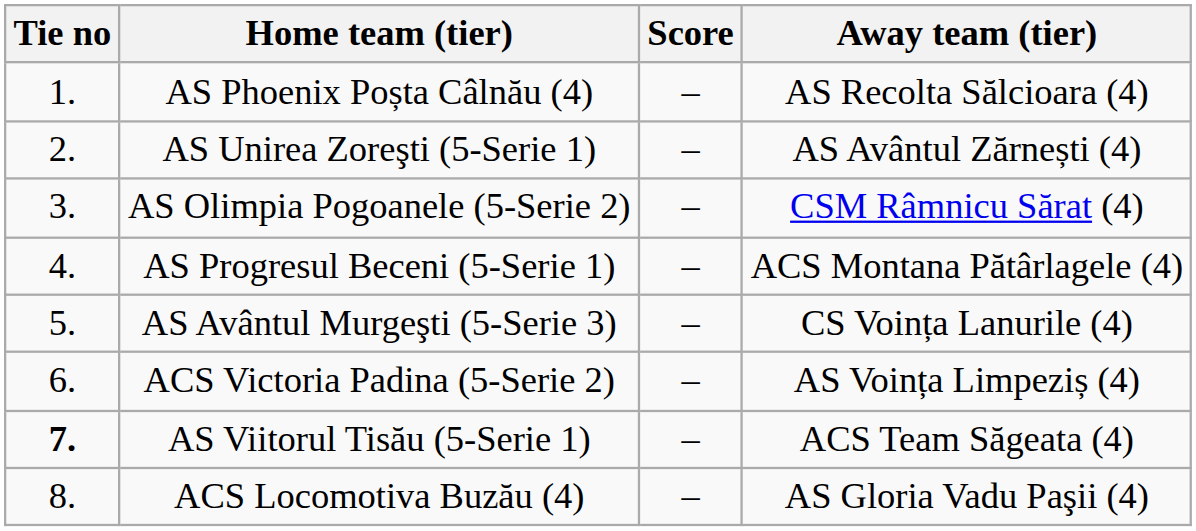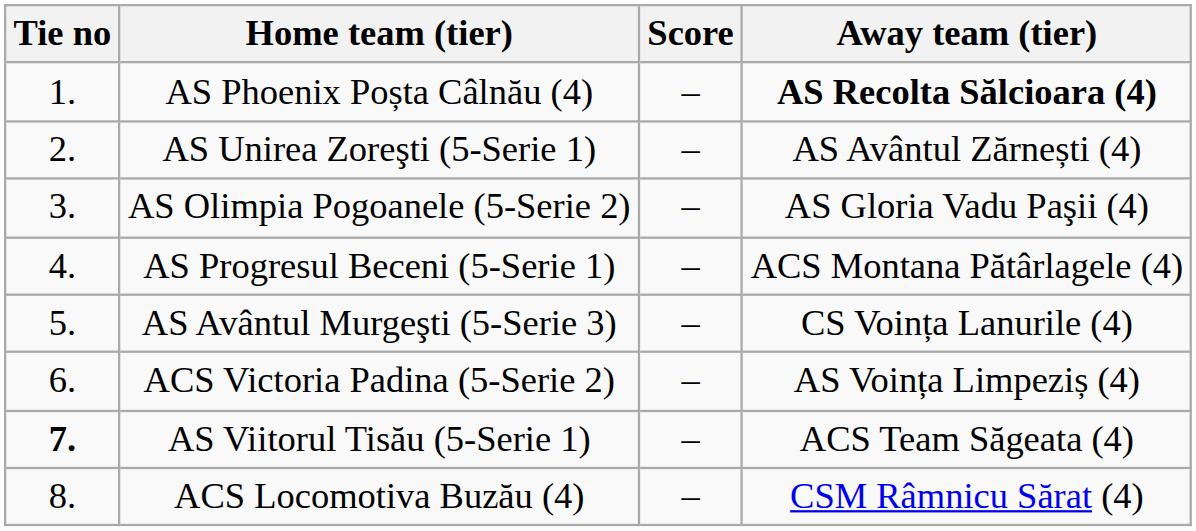(967, 91) normal -> (967, 91) bold
(967, 206) CSM Râmnicu Sărat (4) -> (967, 206) AS Gloria Vadu Paşii (4)
(967, 496) AS Gloria Vadu Paşii (4) -> (967, 496) CSM Râmnicu Sărat (4)
